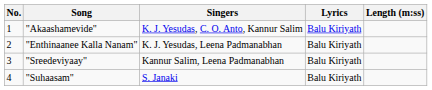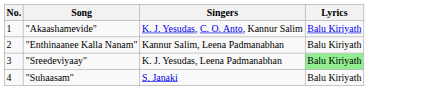- column: (395, 12)
(212, 45) K. J. Yesudas, Leena Padmanabhan -> (213, 45) Kannur Salim, Leena Padmanabhan
(213, 61) Kannur Salim, Leena Padmanabhan -> (212, 61) K. J. Yesudas, Leena Padmanabhan
(334, 61) no background -> (334, 61) lightgreen background
